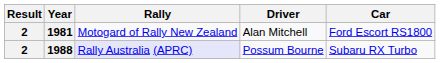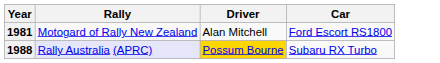- column: (24, 14)
(283, 50) no background -> (243, 50) gold background
